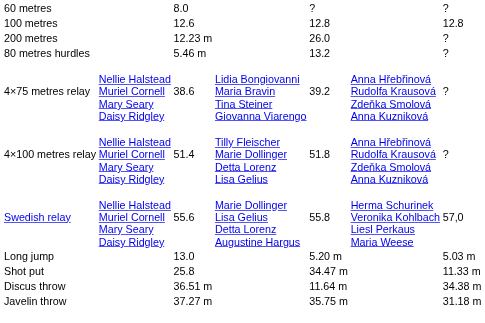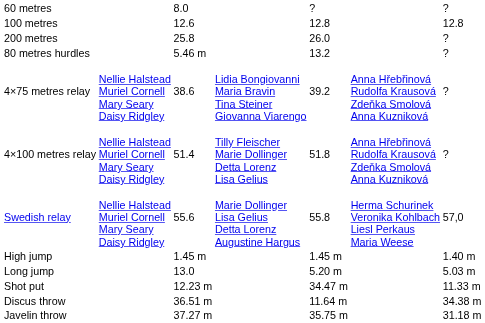(193, 38) 12.23 m -> (184, 38) 25.8
+ row: (28, 257)
(184, 271) 25.8 -> (193, 286) 12.23 m
